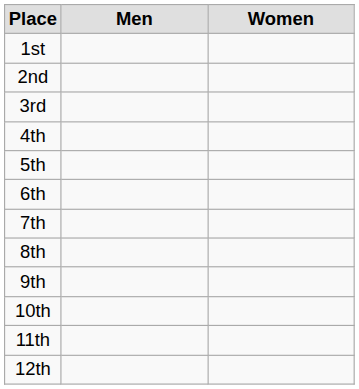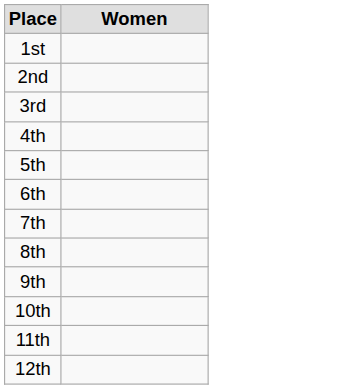- column: (134, 19)
